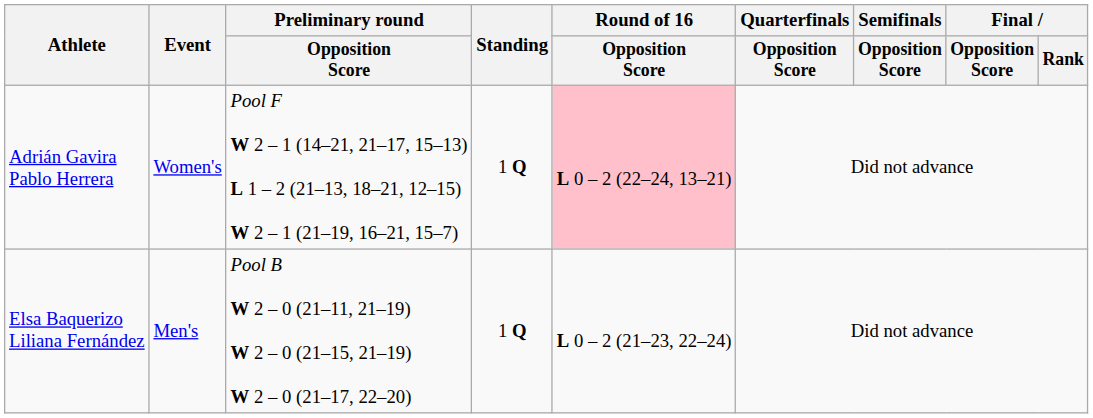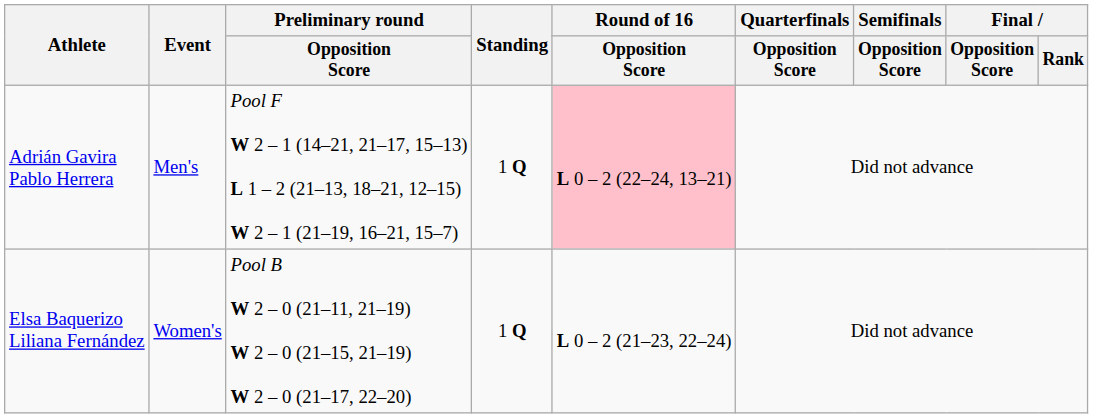(188, 167) Women's -> (176, 167) Men's
(176, 330) Men's -> (188, 330) Women's
